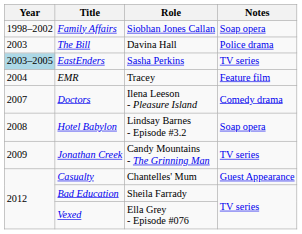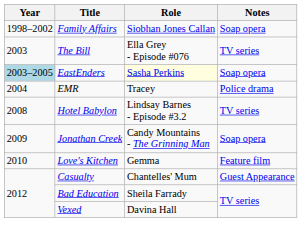(152, 45) Davina Hall -> (158, 50) Ella Grey - Episode #076
(247, 45) Police drama -> (240, 50) TV series
(156, 61) no background -> (156, 72) lightyellow background
(240, 61) TV series -> (243, 72) Soap opera
(245, 77) Feature film -> (247, 89) Police drama
- row: (74, 99)
(243, 127) Soap opera -> (240, 111) TV series
(240, 155) TV series -> (243, 138) Soap opera
+ row: (88, 160)
(158, 215) Ella Grey - Episode #076 -> (152, 209) Davina Hall
